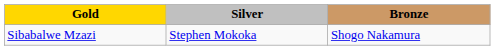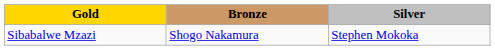columns swapped: (247, 14) <-> (409, 14)
